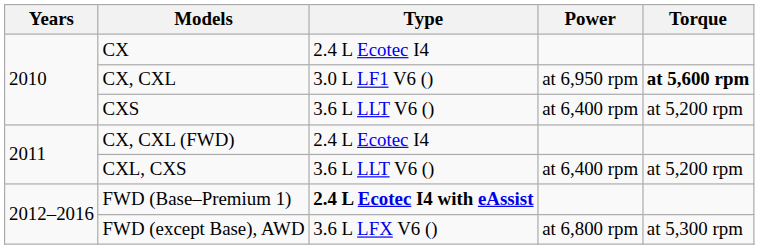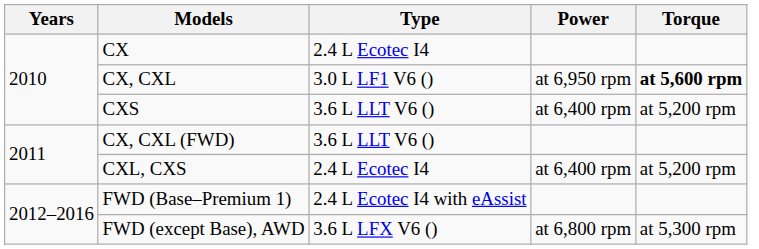(371, 139) 2.4 L Ecotec I4 -> (374, 139) 3.6 L LLT V6 ()
(374, 169) 3.6 L LLT V6 () -> (371, 169) 2.4 L Ecotec I4
(423, 199) bold -> (420, 199) normal
